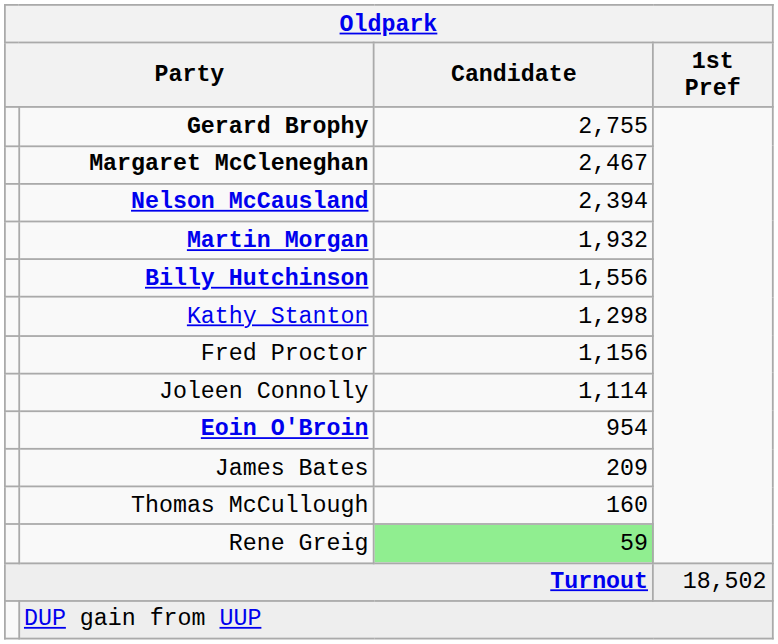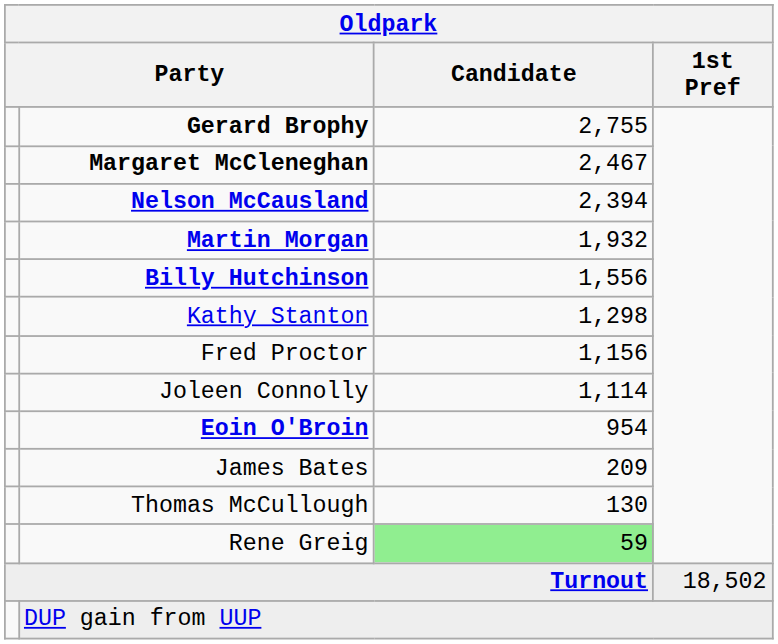(627, 506) 160 -> (627, 506) 130
